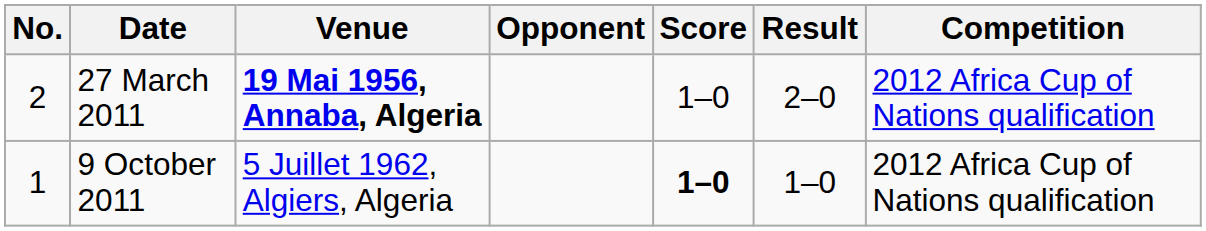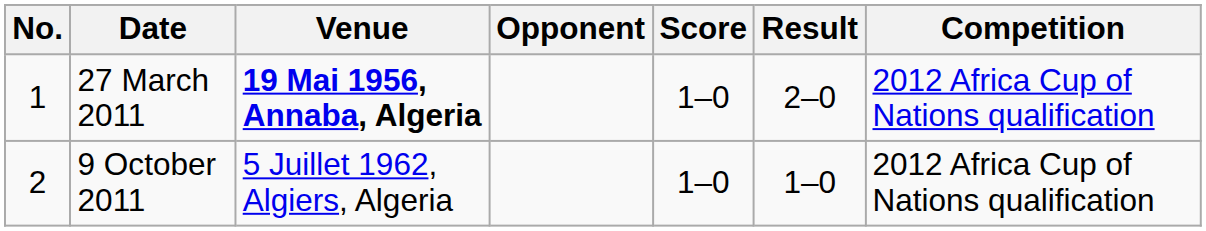(38, 97) 2 -> (38, 97) 1
(38, 182) 1 -> (38, 182) 2
(703, 182) bold -> (703, 182) normal
